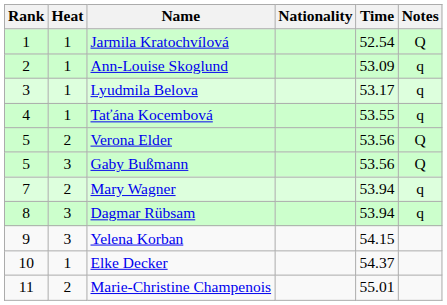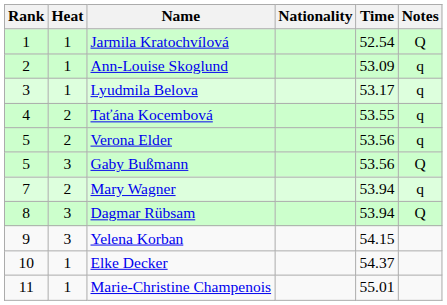(67, 115) 1 -> (67, 115) 2
(420, 139) Q -> (420, 139) q
(420, 213) q -> (420, 213) Q
(67, 287) 2 -> (67, 287) 1
